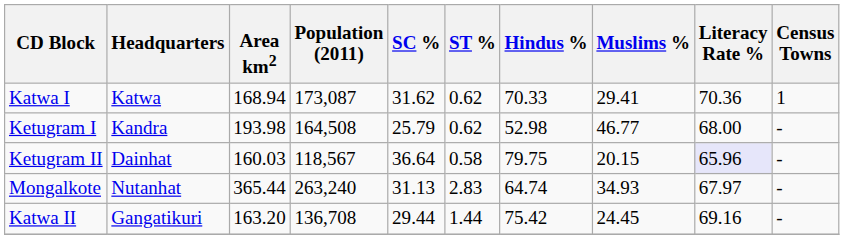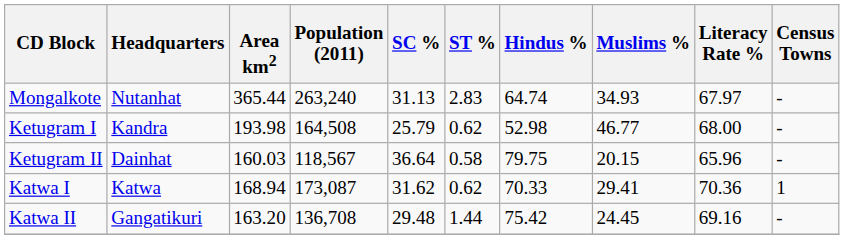rows swapped: (55, 188) <-> (39, 97)
(720, 158) lavender background -> (720, 158) no background
(414, 218) 29.44 -> (414, 218) 29.48
